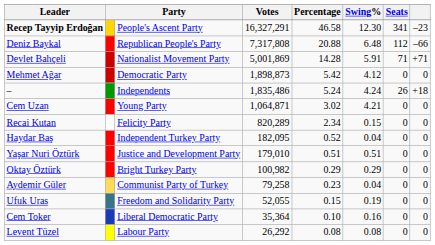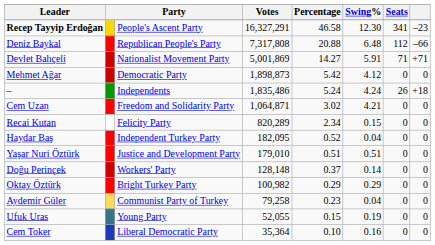(330, 59) 14.28 -> (330, 59) 14.27
(142, 106) Young Party -> (176, 106) Freedom and Solidarity Party
+ row: (36, 169)
(176, 201) Freedom and Solidarity Party -> (142, 216) Young Party
- row: (33, 232)
